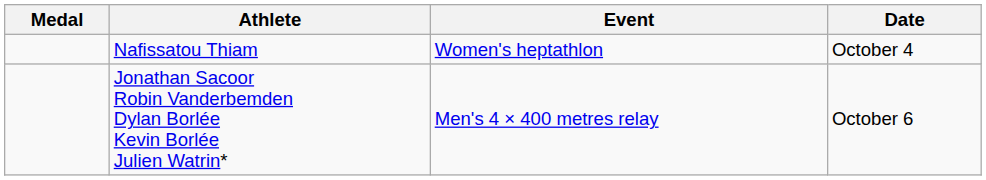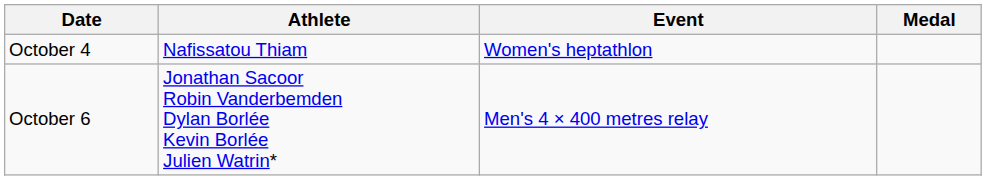columns swapped: (57, 20) <-> (905, 20)
